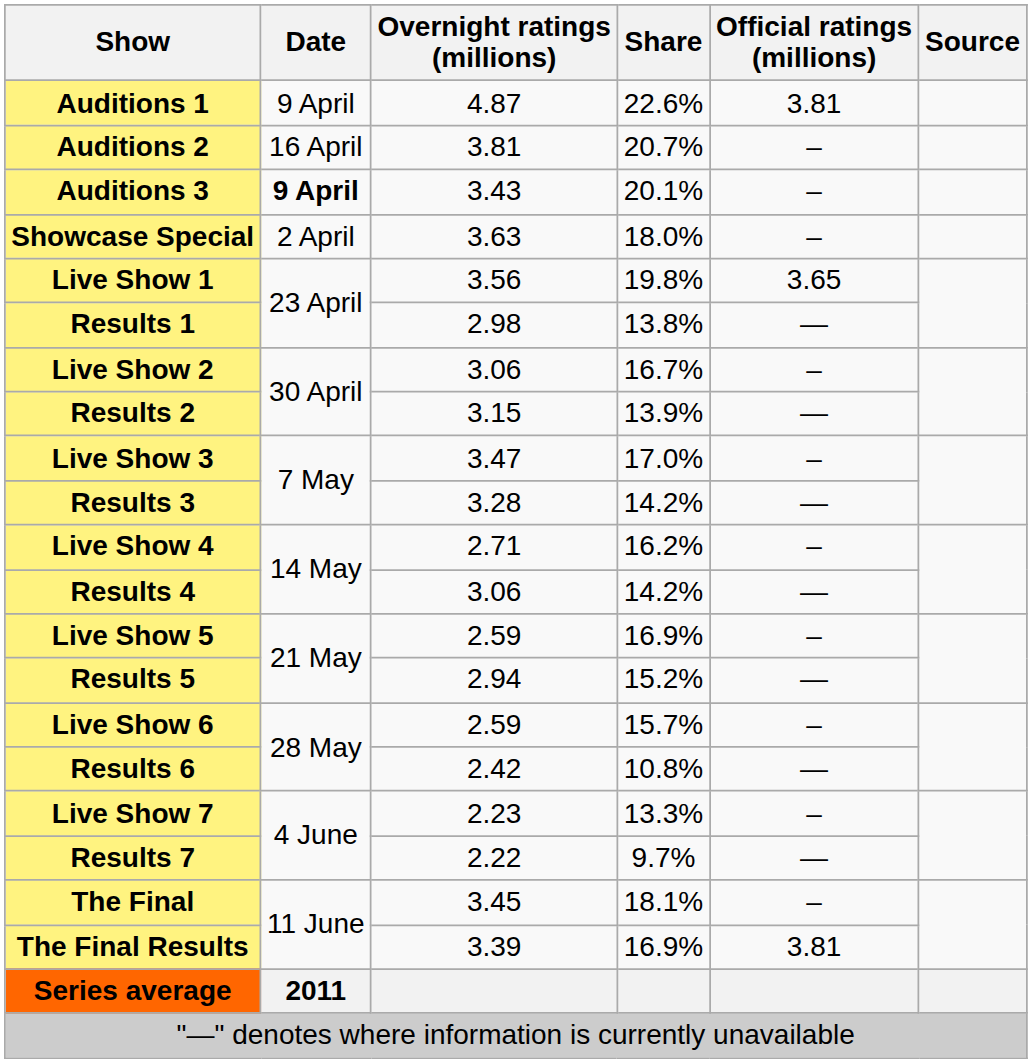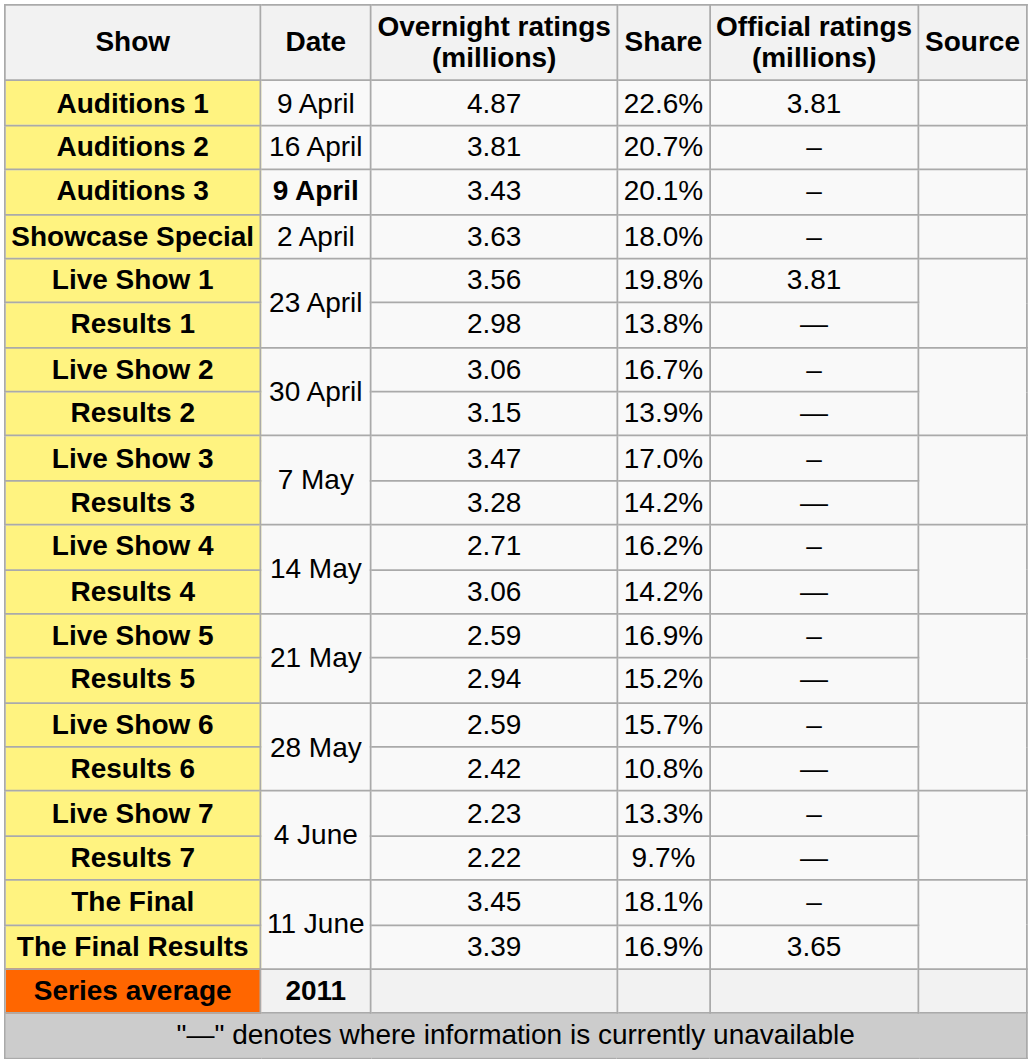(814, 280) 3.65 -> (814, 280) 3.81
(814, 946) 3.81 -> (814, 946) 3.65
